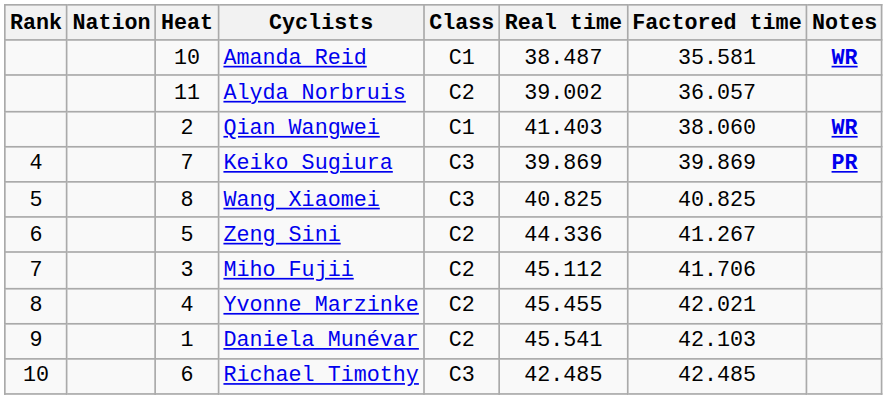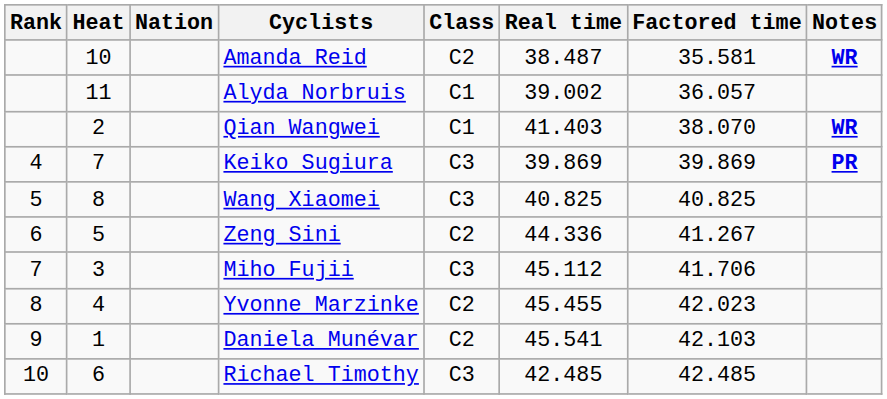columns swapped: (187, 23) <-> (112, 23)
(462, 58) C1 -> (462, 58) C2
(462, 93) C2 -> (462, 93) C1
(717, 129) 38.060 -> (717, 129) 38.070
(462, 270) C2 -> (462, 270) C3
(717, 306) 42.021 -> (717, 306) 42.023
